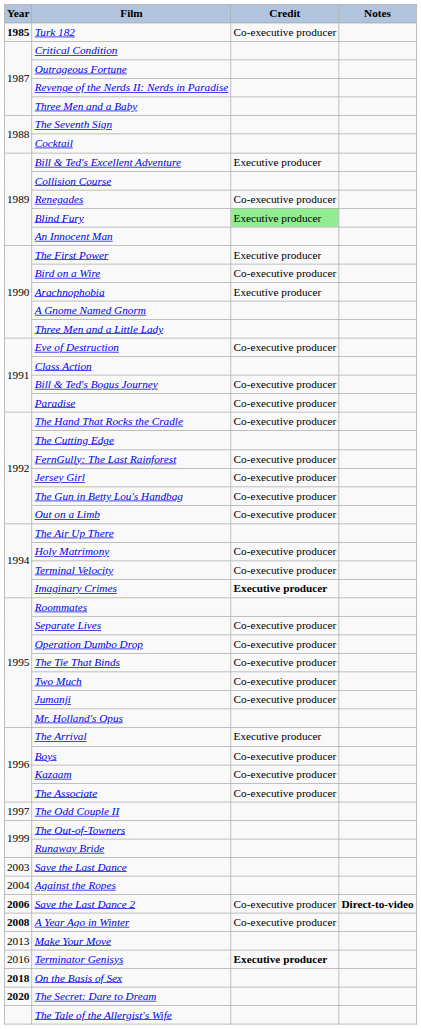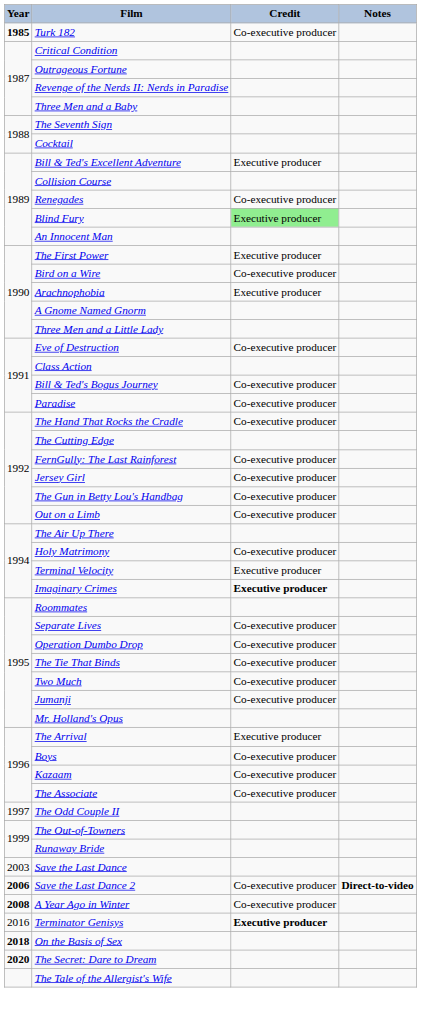(285, 570) Co-executive producer -> (277, 570) Executive producer
- row: (75, 885)
- row: (73, 941)
